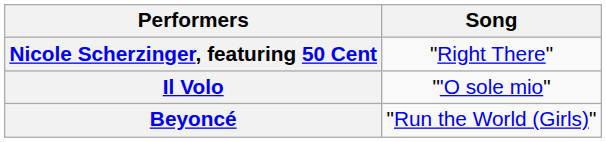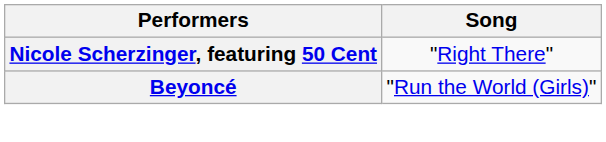- row: (193, 86)
